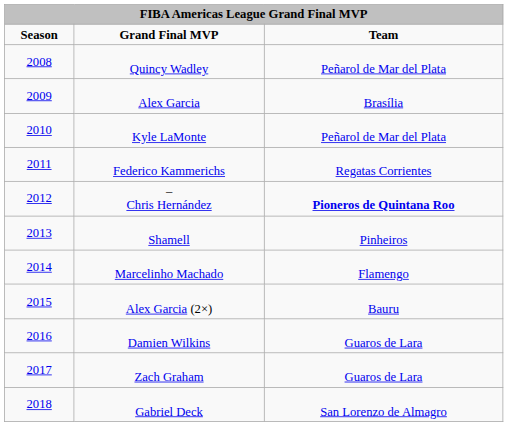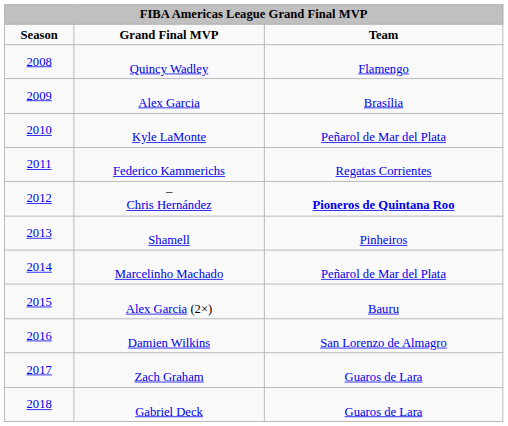(384, 68) Peñarol de Mar del Plata -> (384, 68) Flamengo
(384, 274) Flamengo -> (384, 274) Peñarol de Mar del Plata
(384, 342) Guaros de Lara -> (384, 342) San Lorenzo de Almagro
(384, 411) San Lorenzo de Almagro -> (384, 411) Guaros de Lara
